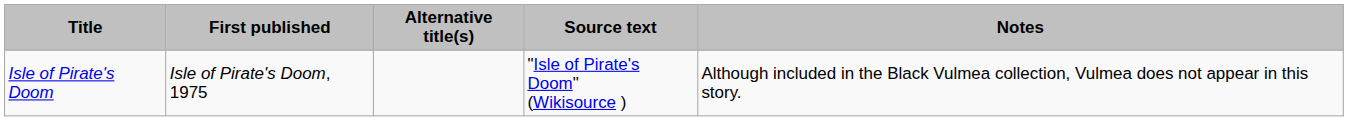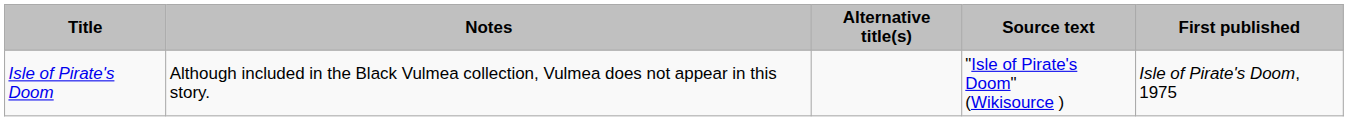columns swapped: (270, 27) <-> (1020, 27)
